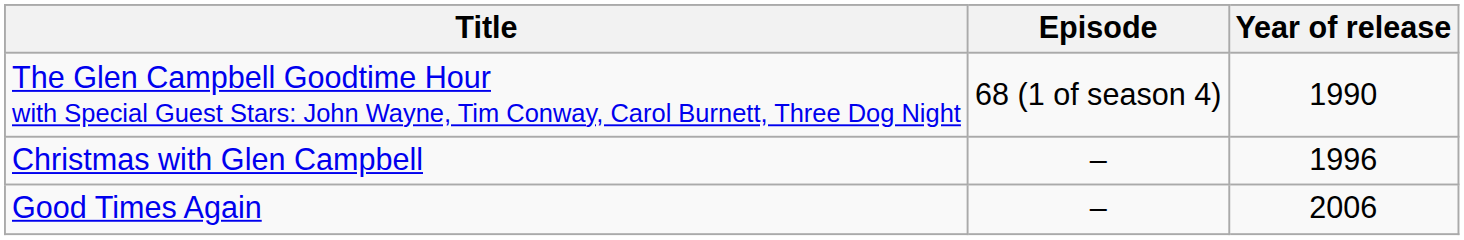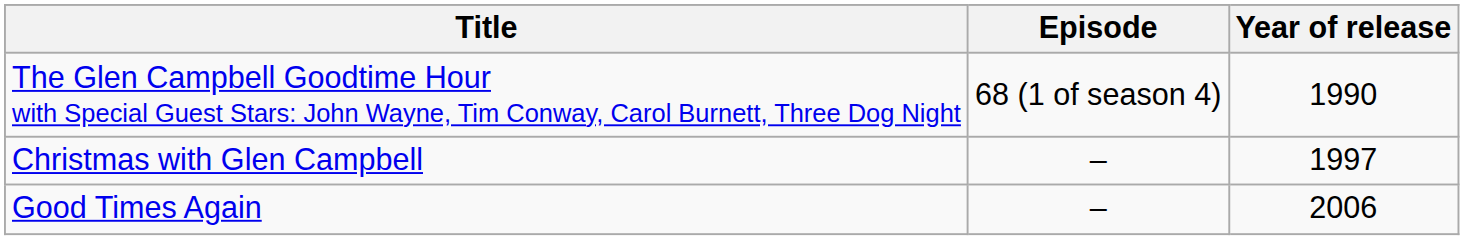(1343, 160) 1996 -> (1343, 160) 1997
